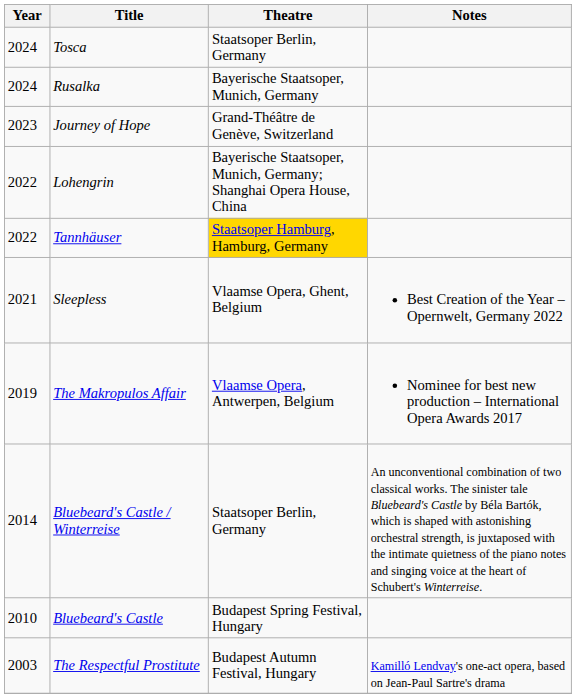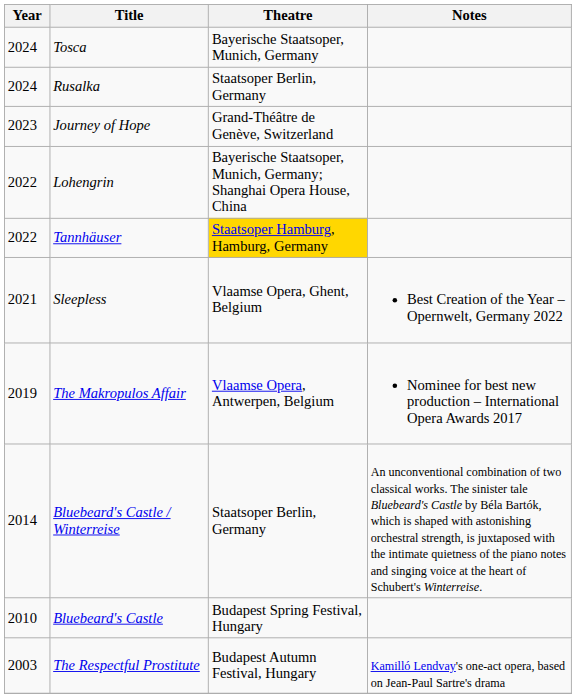(264, 47) Staatsoper Berlin, Germany -> (278, 47) Bayerische Staatsoper, Munich, Germany
(278, 86) Bayerische Staatsoper, Munich, Germany -> (264, 86) Staatsoper Berlin, Germany
